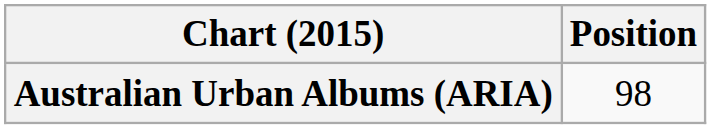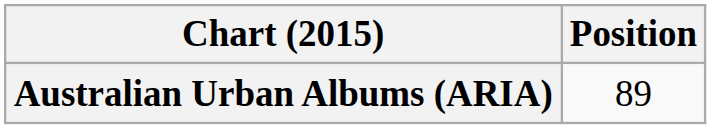(633, 92) 98 -> (633, 92) 89
